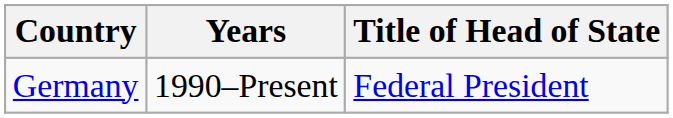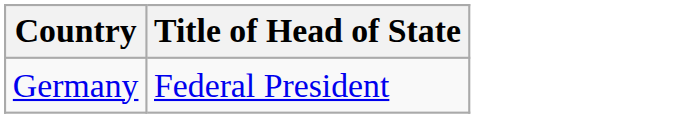- column: (246, 31)
